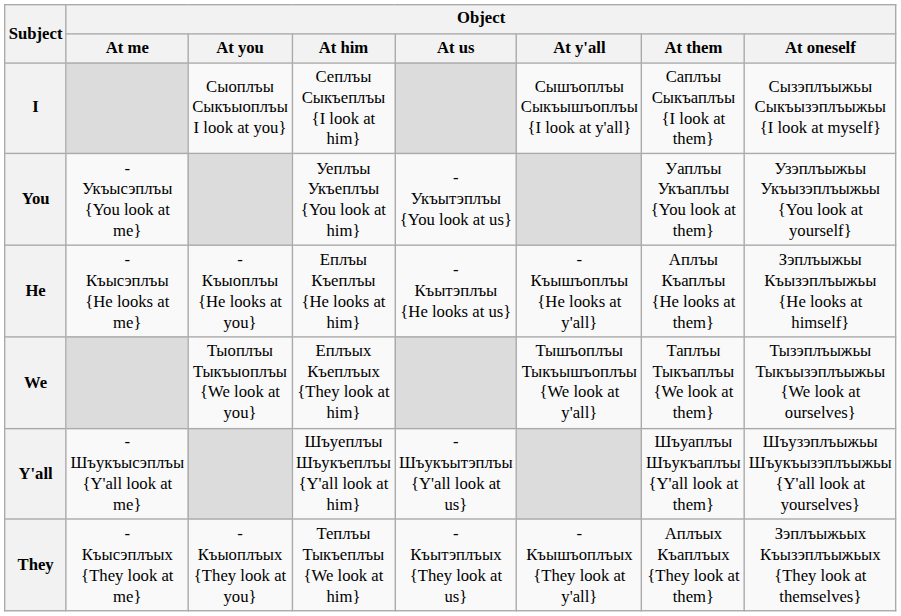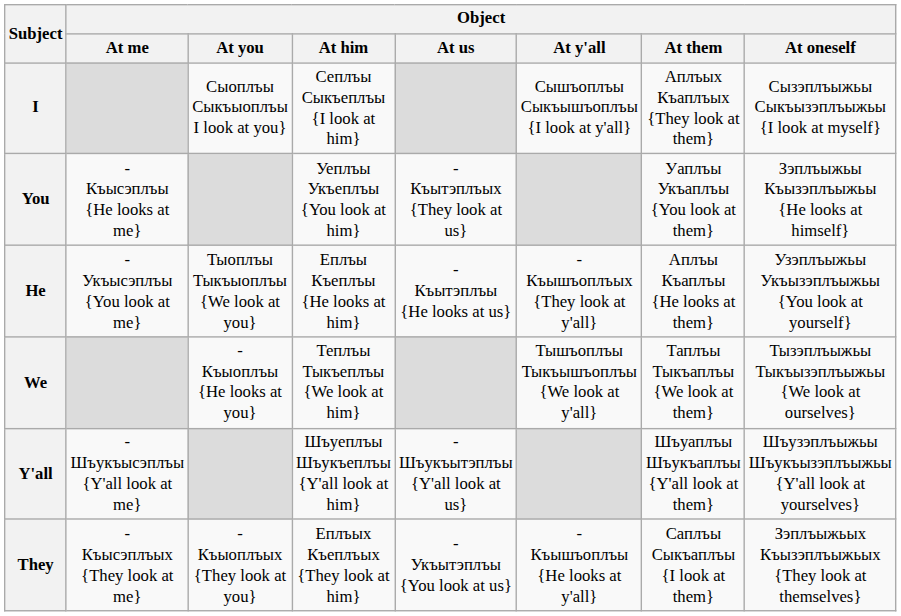(693, 107) Саплъы Сыкъаплъы {I look at them} -> (693, 107) Аплъых Къаплъых {They look at them}
(127, 199) - Укъысэплъы {You look at me} -> (127, 199) - Къысэплъы {He looks at me}
(456, 199) - Укъытэплъы {You look at us} -> (456, 199) - Къытэплъых {They look at us}
(820, 199) Узэплъыжьы Укъызэплъыжьы {You look at yourself} -> (820, 199) Зэплъыжьы Къызэплъыжьы {He looks at himself}
(127, 290) - Къысэплъы {He looks at me} -> (127, 290) - Укъысэплъы {You look at me}
(240, 290) - Къыоплъы {He looks at you} -> (240, 290) Тыоплъы Тыкъыоплъы {We look at you}
(579, 290) - Къышъоплъы {He looks at y'all} -> (579, 290) - Къышъоплъых {They look at y'all}
(820, 290) Зэплъыжьы Къызэплъыжьы {He looks at himself} -> (820, 290) Узэплъыжьы Укъызэплъыжьы {You look at yourself}
(240, 382) Тыоплъы Тыкъыоплъы {We look at you} -> (240, 382) - Къыоплъы {He looks at you}
(343, 382) Еплъых Къеплъых {They look at him} -> (343, 382) Теплъы Тыкъеплъы {We look at him}
(343, 565) Теплъы Тыкъеплъы {We look at him} -> (343, 565) Еплъых Къеплъых {They look at him}
(456, 565) - Къытэплъых {They look at us} -> (456, 565) - Укъытэплъы {You look at us}
(579, 565) - Къышъоплъых {They look at y'all} -> (579, 565) - Къышъоплъы {He looks at y'all}
(693, 565) Аплъых Къаплъых {They look at them} -> (693, 565) Саплъы Сыкъаплъы {I look at them}
